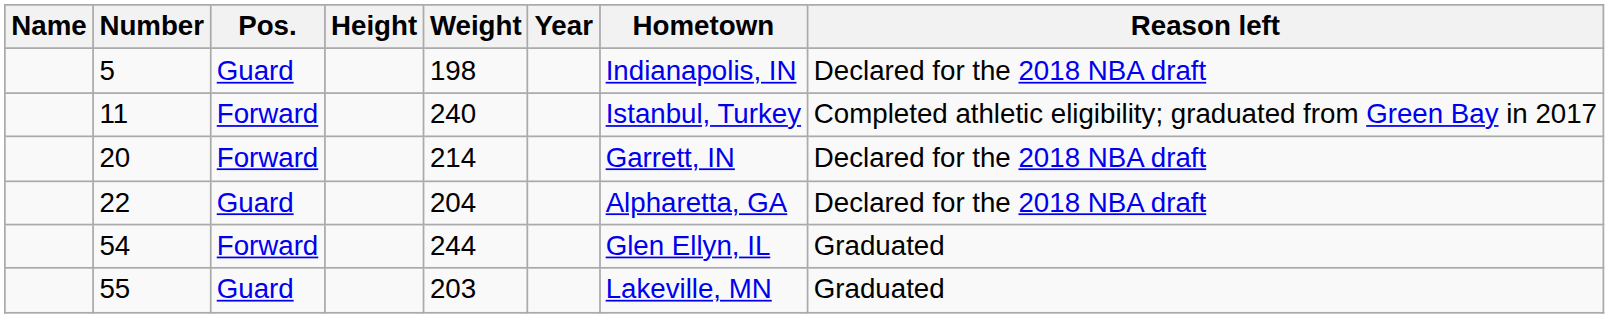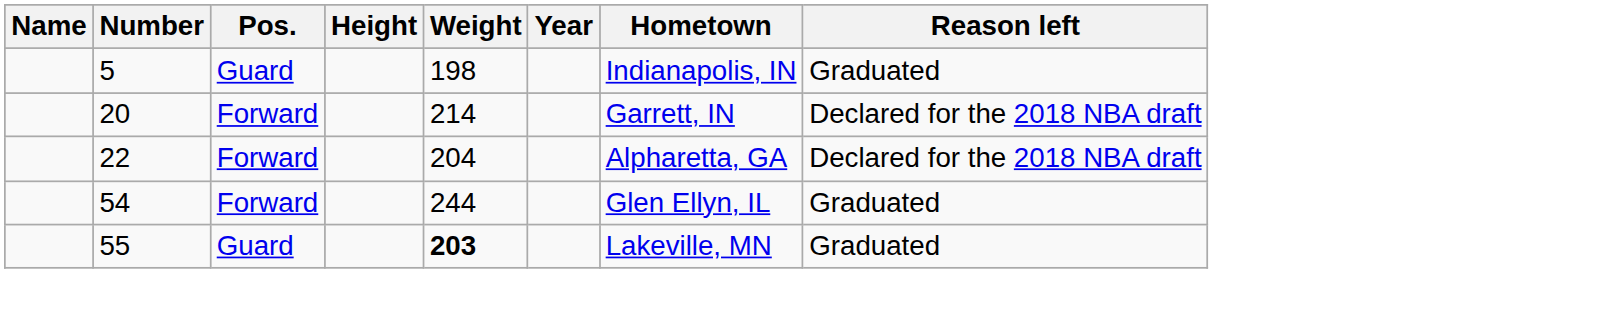(1010, 70) Declared for the 2018 NBA draft -> (875, 70) Graduated
- row: (114, 114)
(255, 202) Guard -> (268, 158) Forward
(453, 289) normal -> (453, 245) bold
